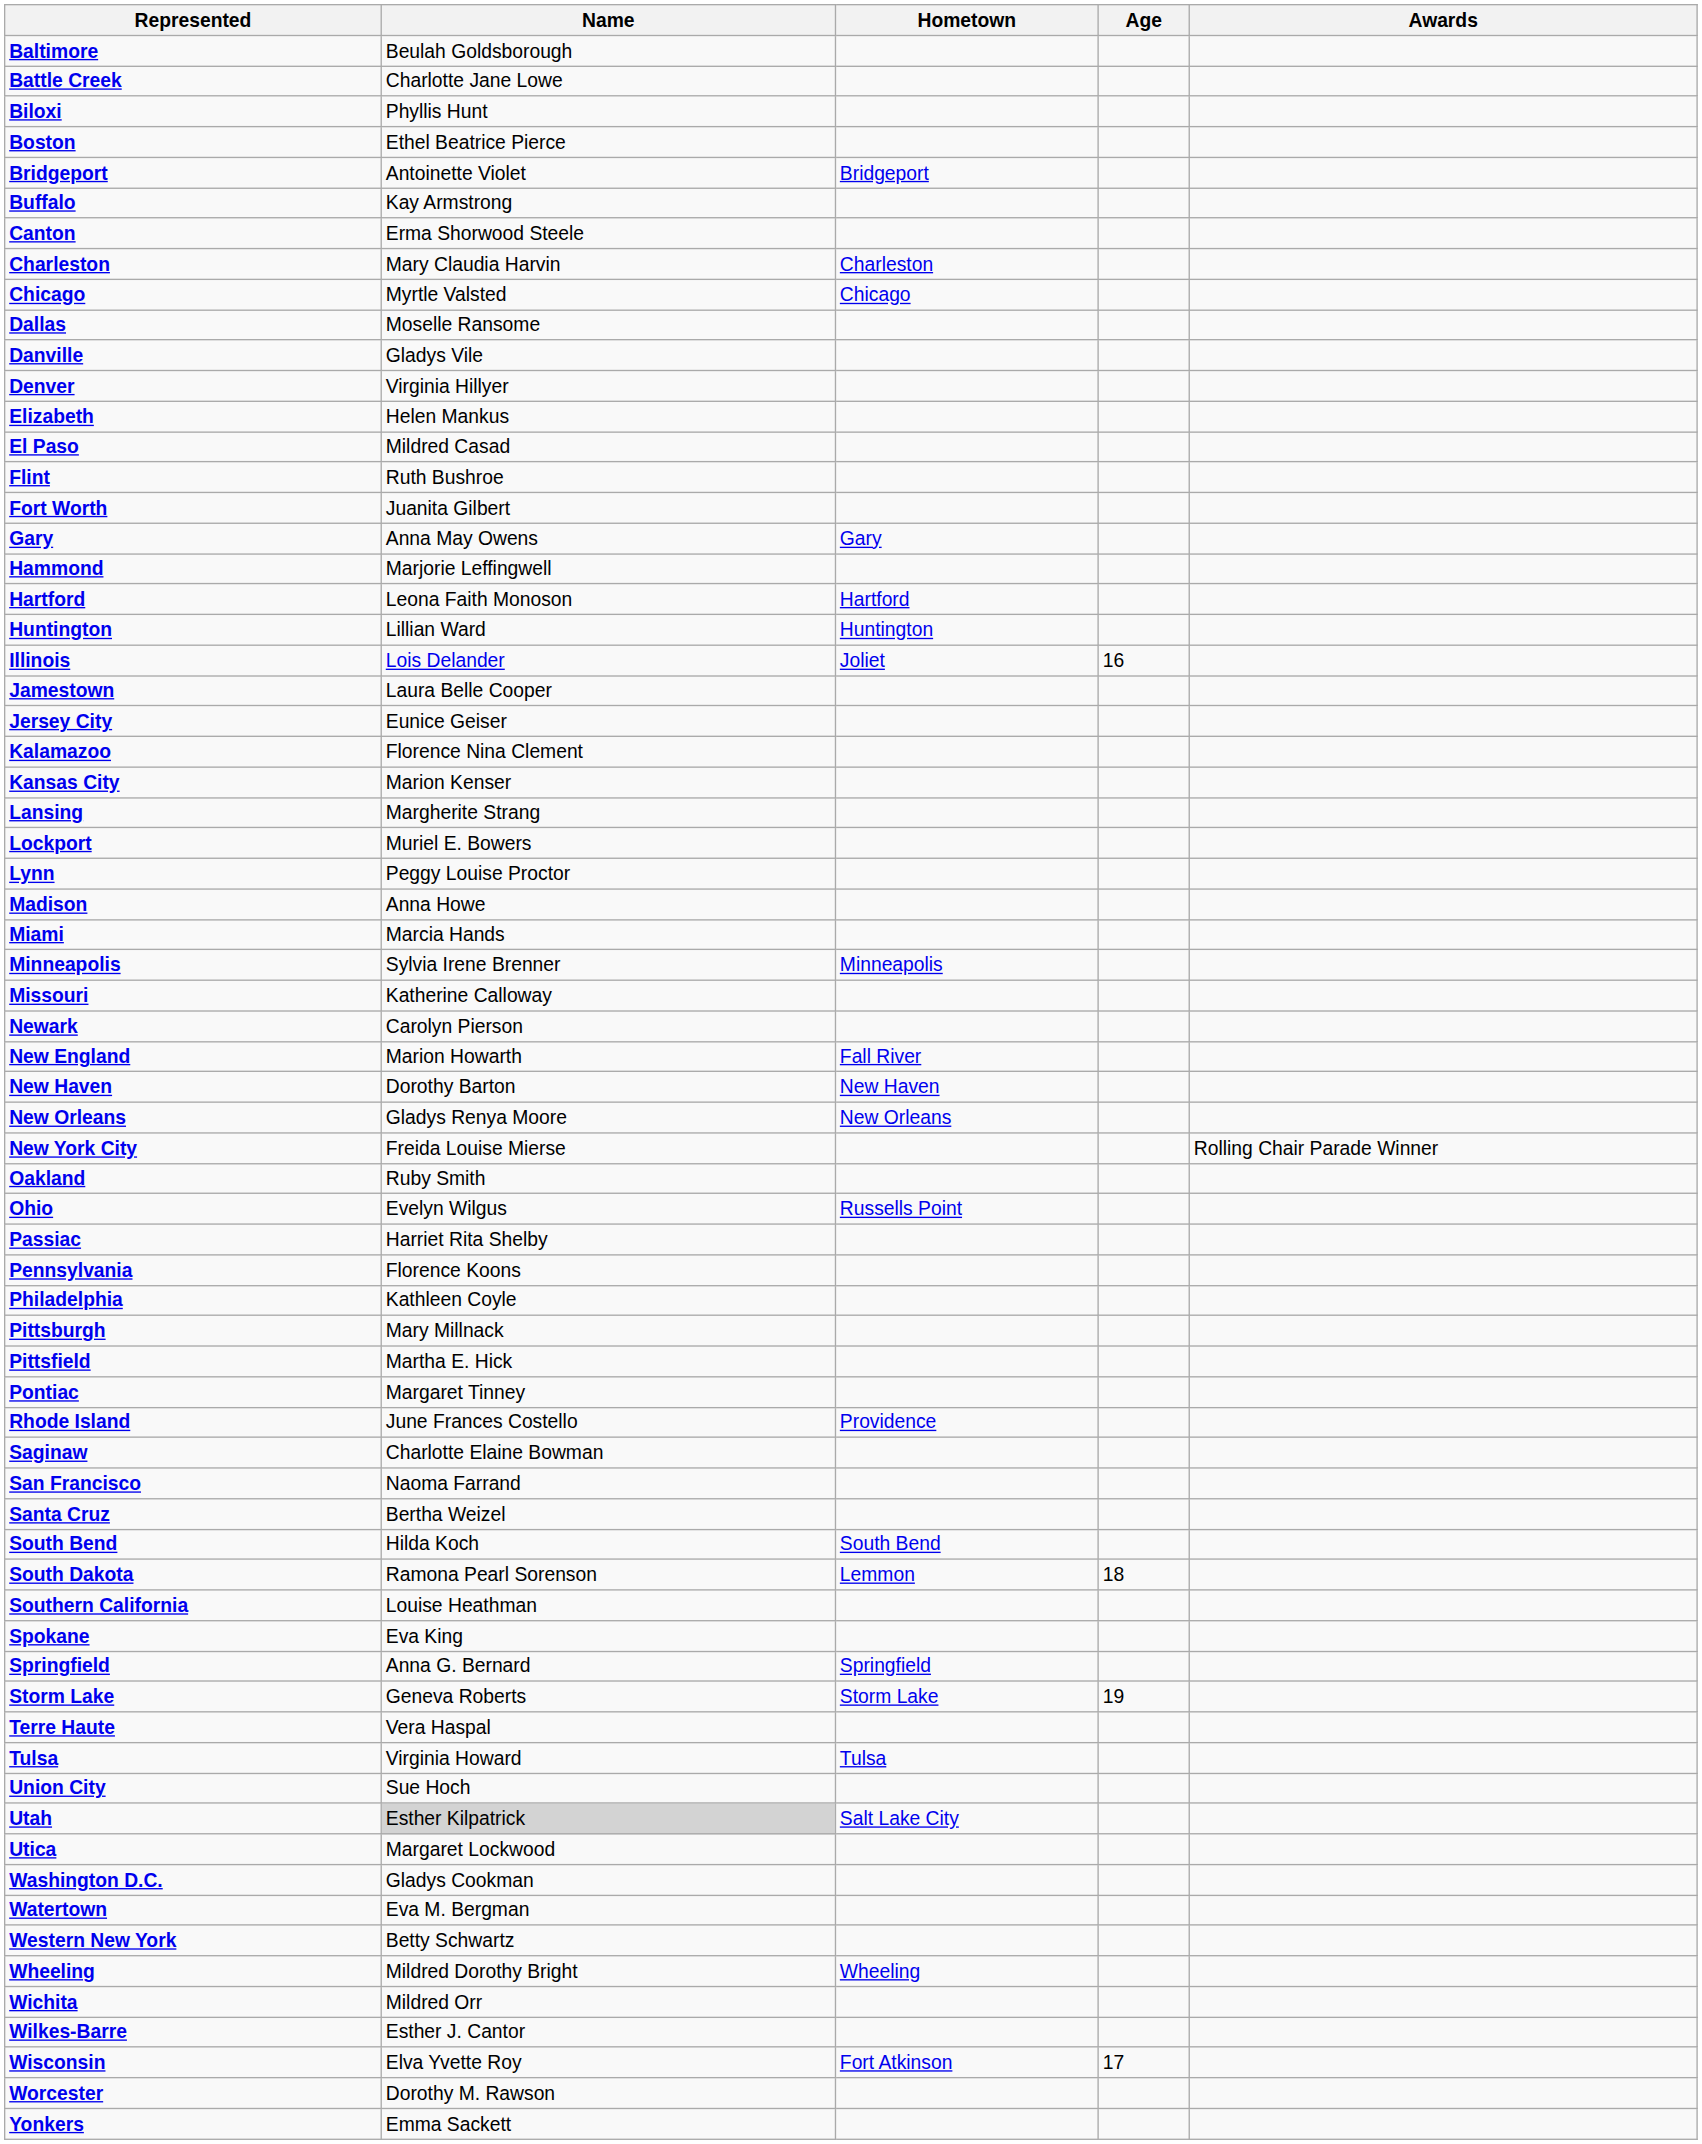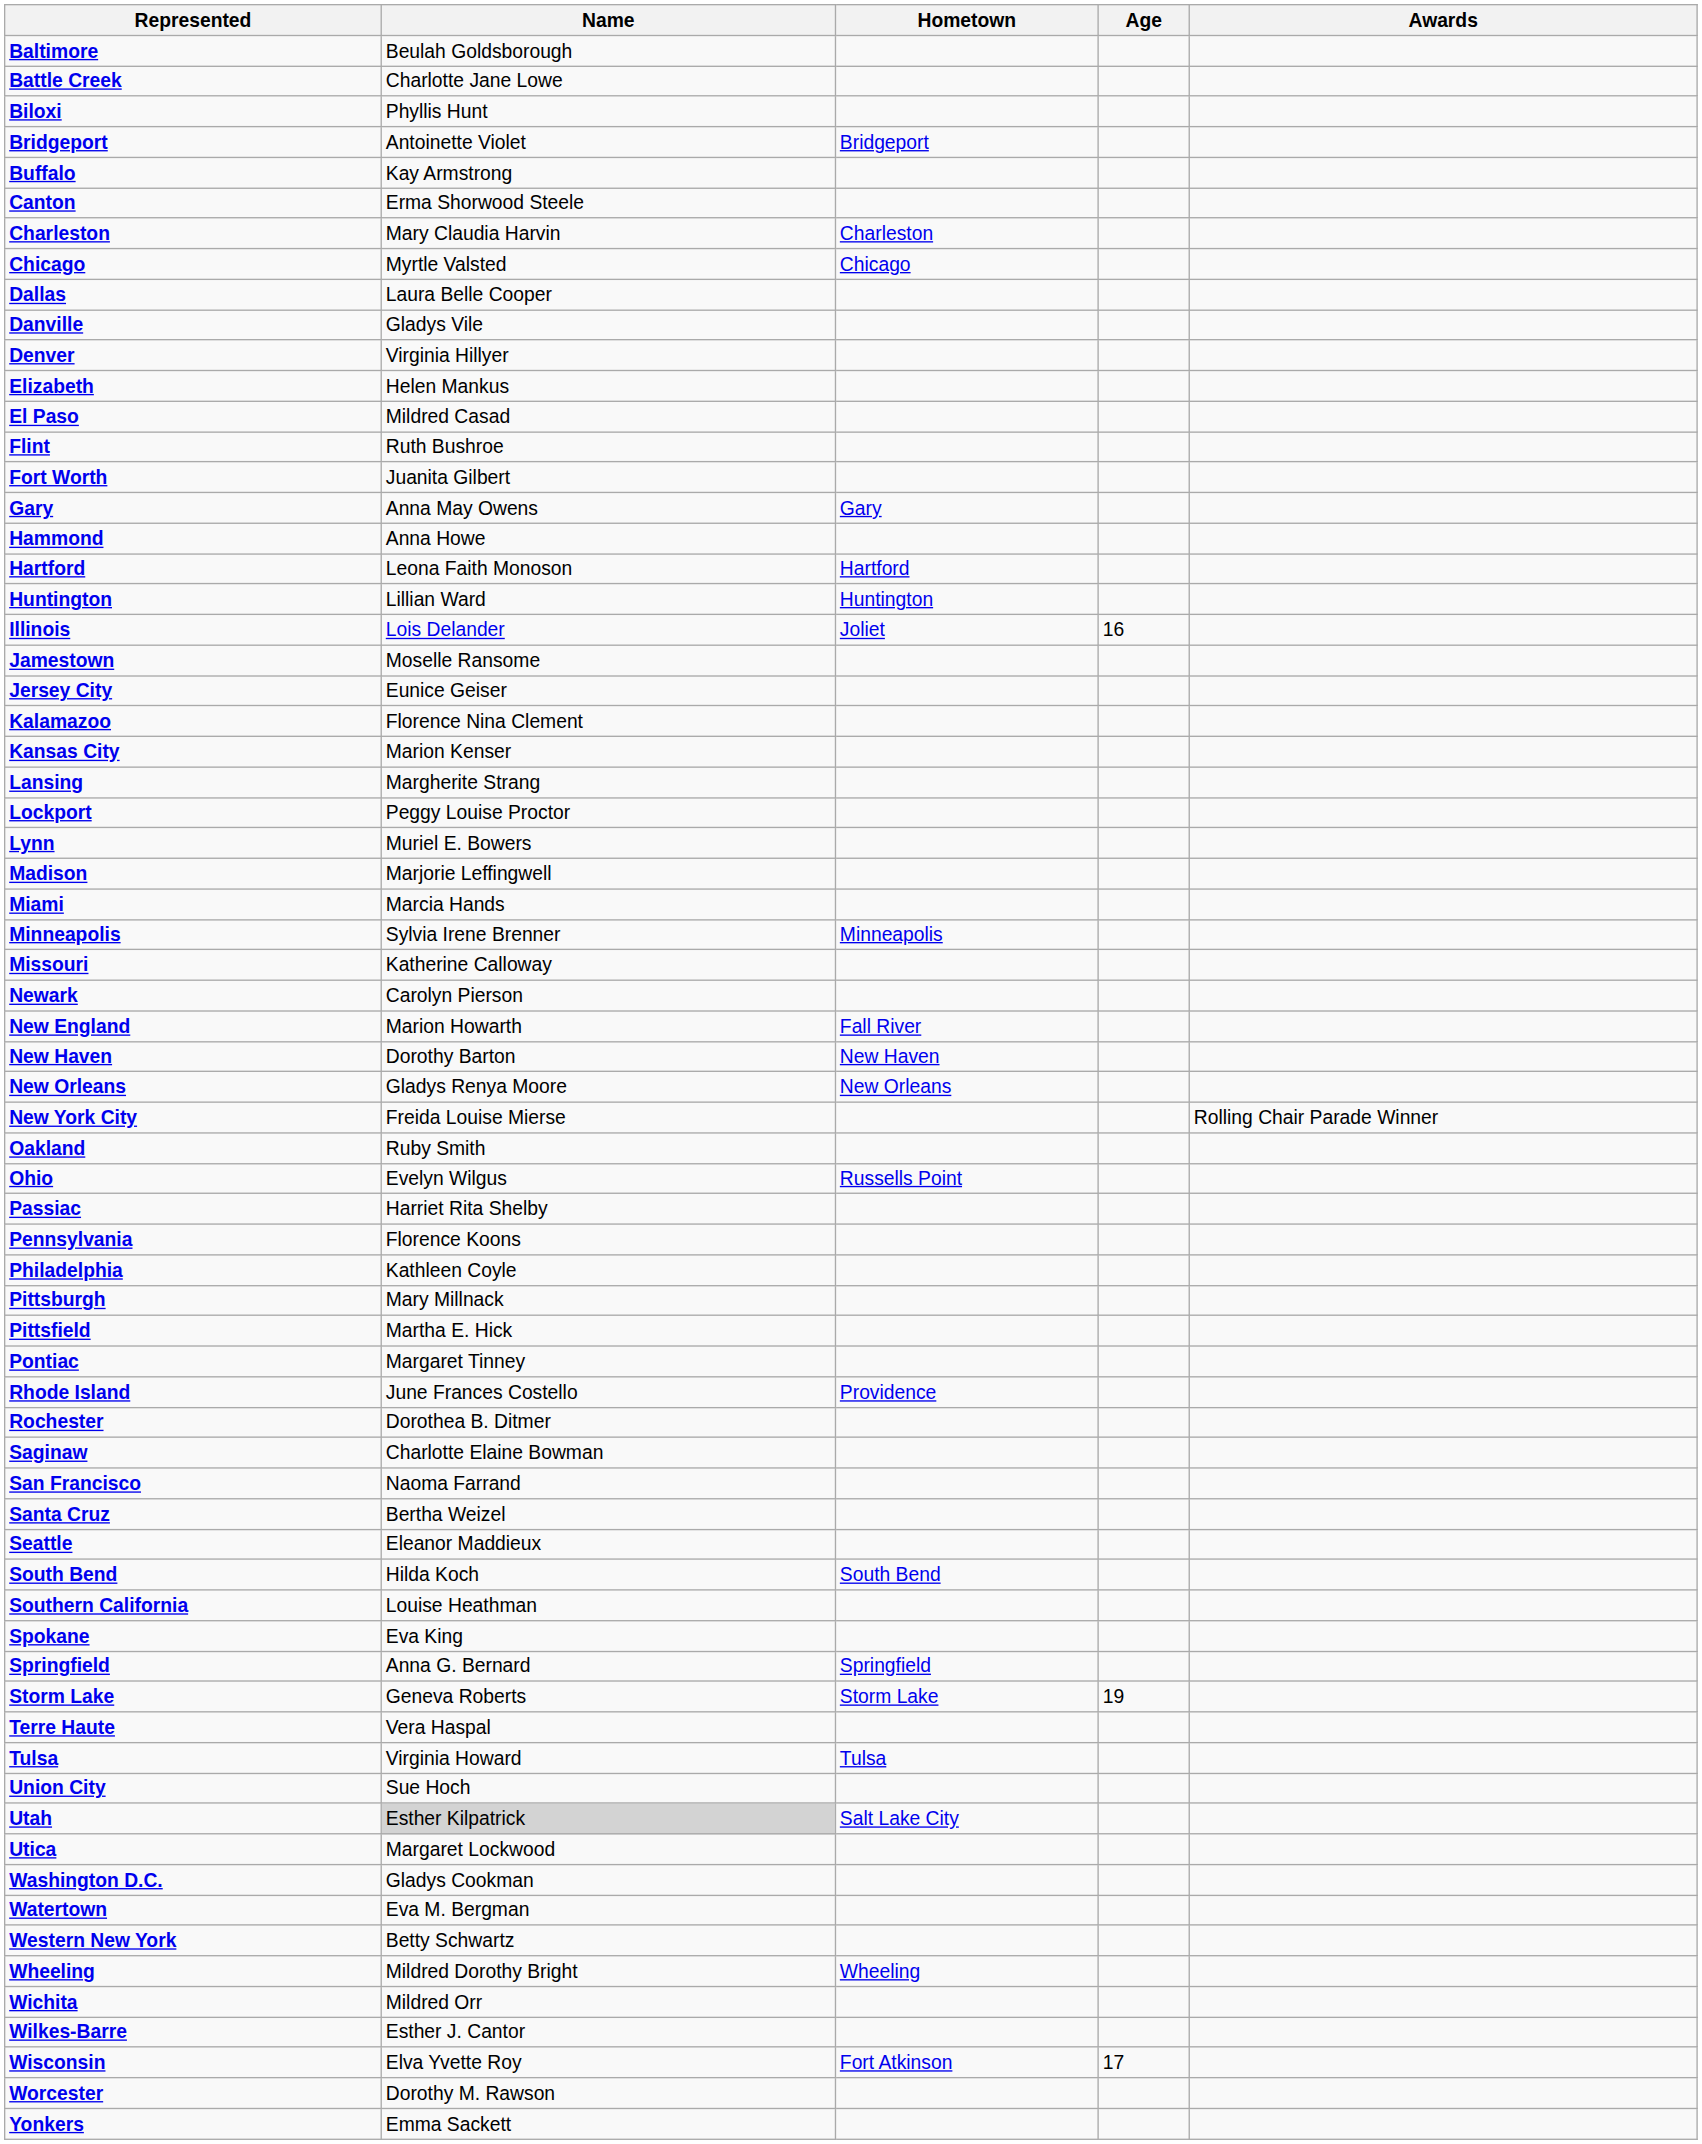- row: (42, 142)
(463, 325) Moselle Ransome -> (469, 295) Laura Belle Cooper
(469, 569) Marjorie Leffingwell -> (436, 539) Anna Howe
(469, 691) Laura Belle Cooper -> (463, 660) Moselle Ransome
(459, 843) Muriel E. Bowers -> (478, 813) Peggy Louise Proctor
(478, 874) Peggy Louise Proctor -> (459, 843) Muriel E. Bowers
(436, 904) Anna Howe -> (469, 874) Marjorie Leffingwell
+ row: (56, 1423)
+ row: (41, 1545)
- row: (71, 1575)
